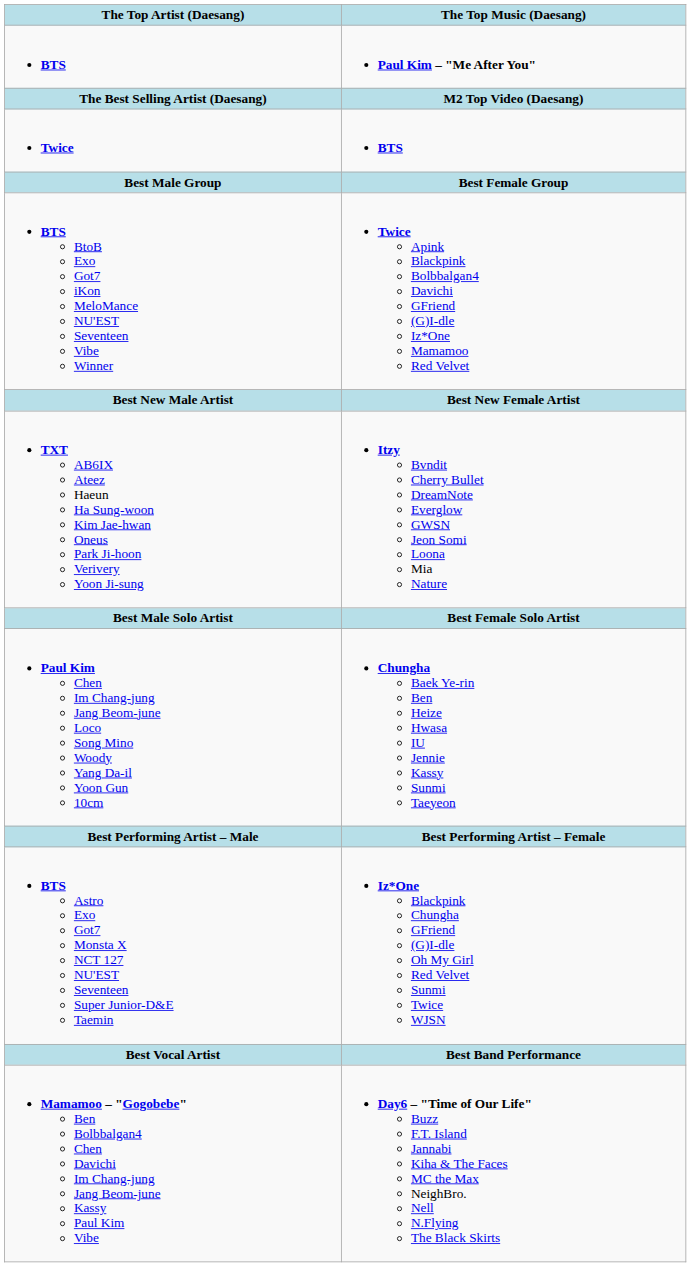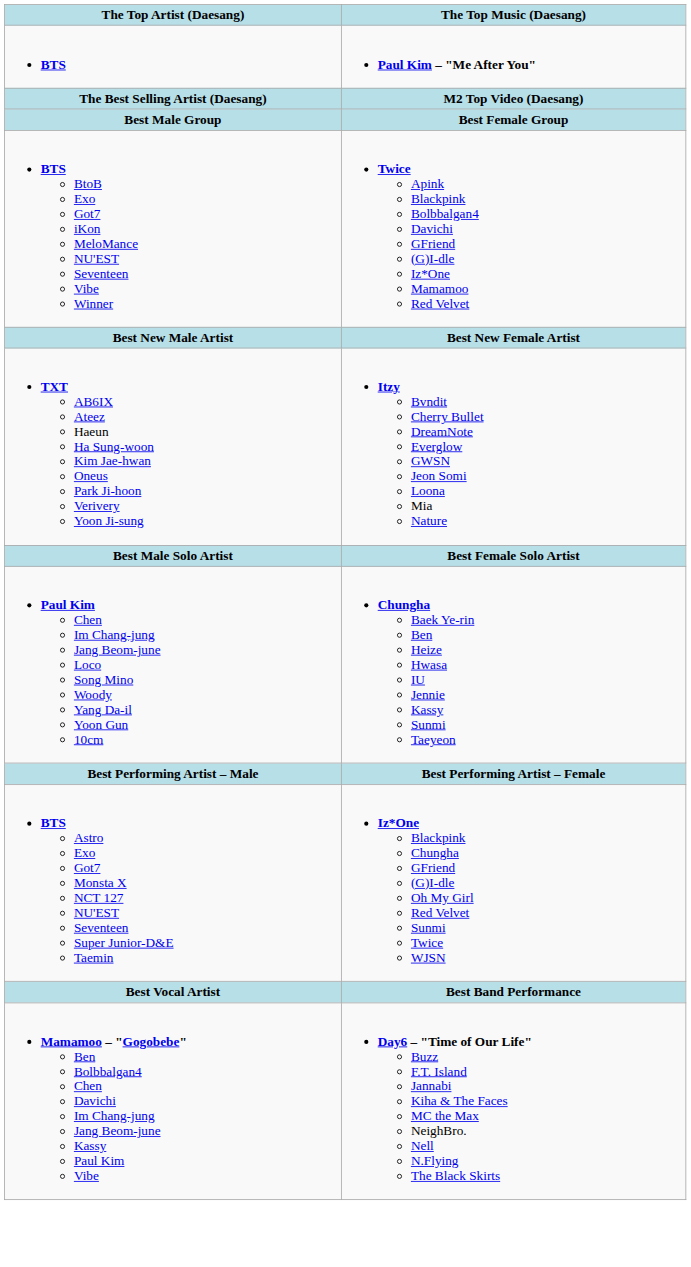- row: (173, 148)
